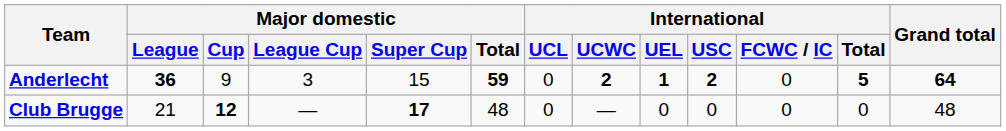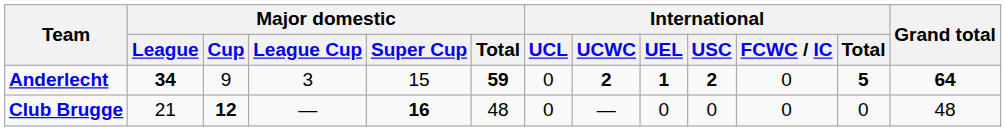(165, 79) 36 -> (165, 79) 34
(419, 110) 17 -> (419, 110) 16
